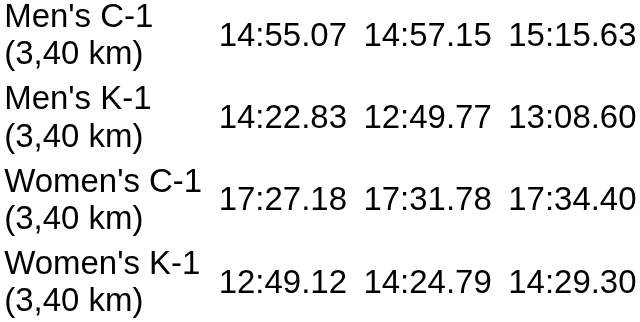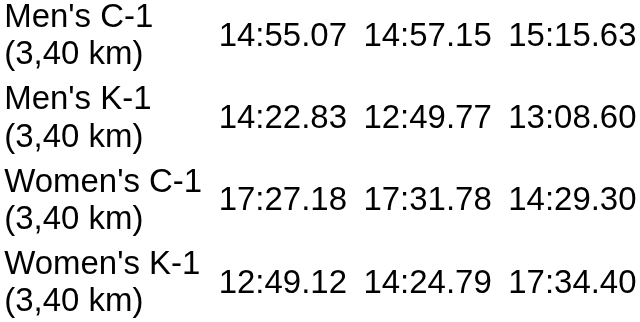(572, 199) 17:34.40 -> (572, 199) 14:29.30
(572, 281) 14:29.30 -> (572, 281) 17:34.40
